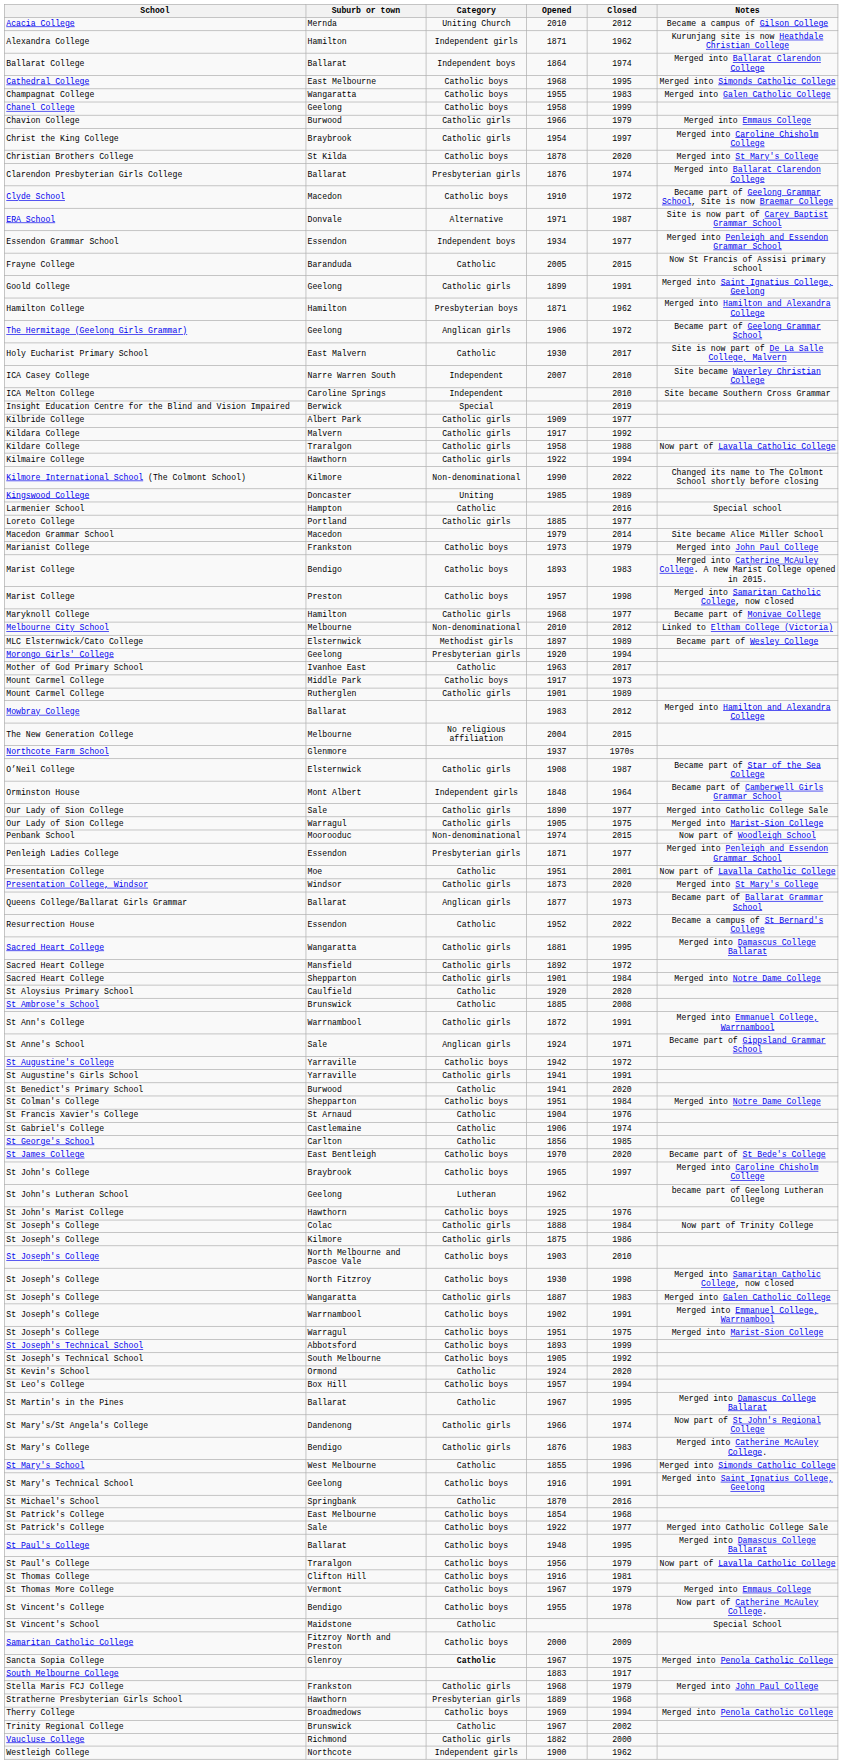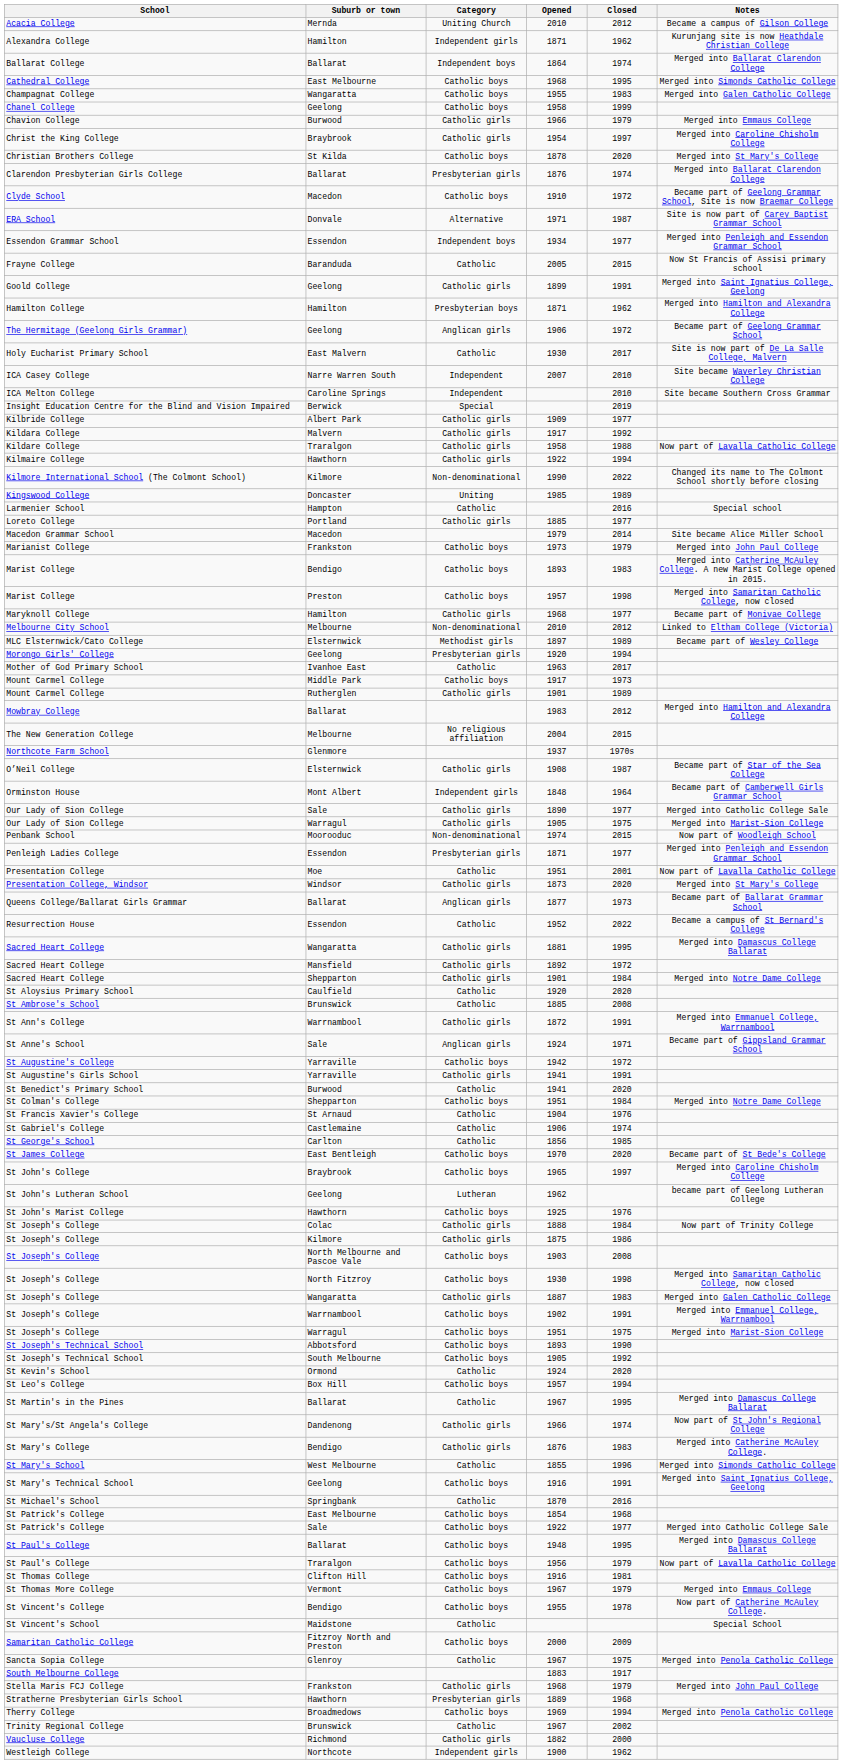(622, 1258) 2010 -> (622, 1258) 2008
(622, 1346) 1999 -> (622, 1346) 1990
(476, 1661) bold -> (476, 1661) normal
